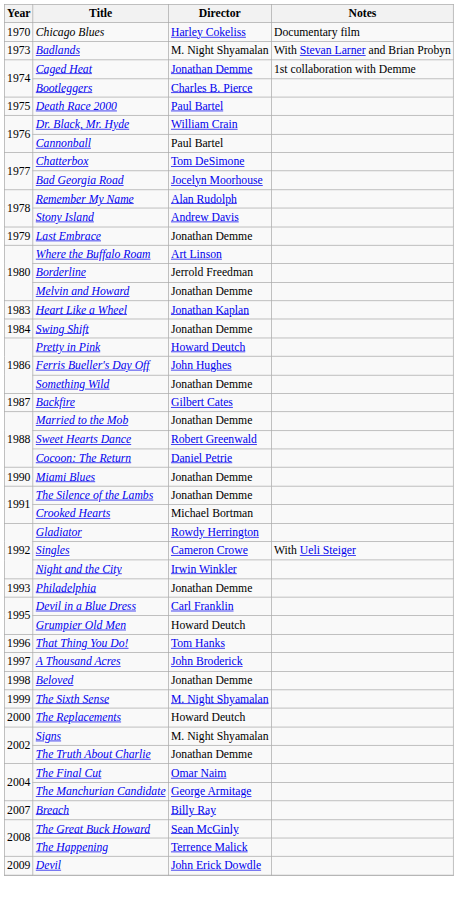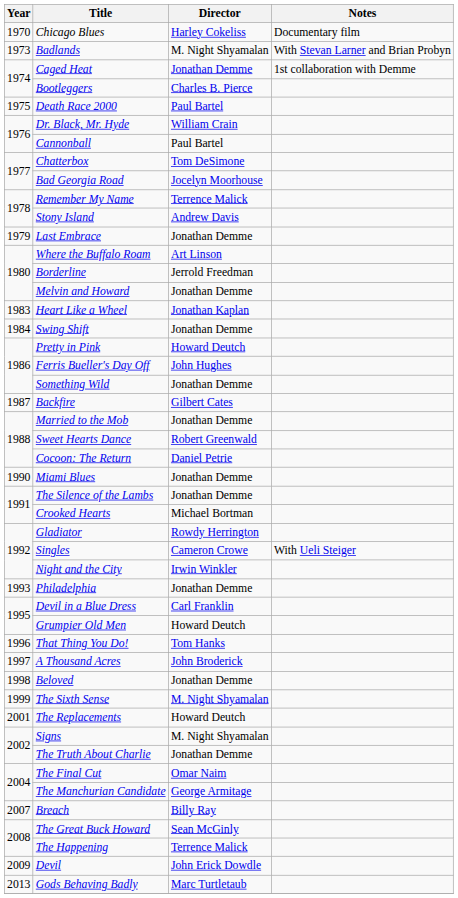(204, 198) Alan Rudolph -> (209, 198) Terrence Malick
(19, 717) 2000 -> (19, 717) 2001
+ row: (87, 884)
